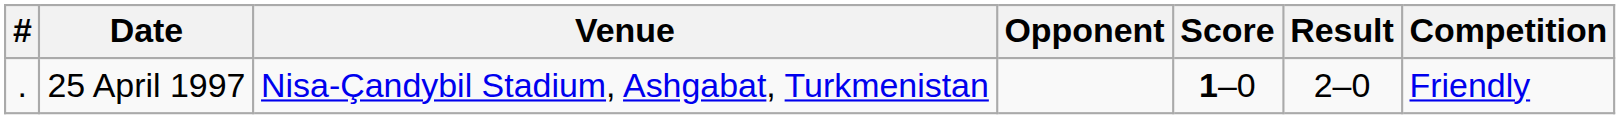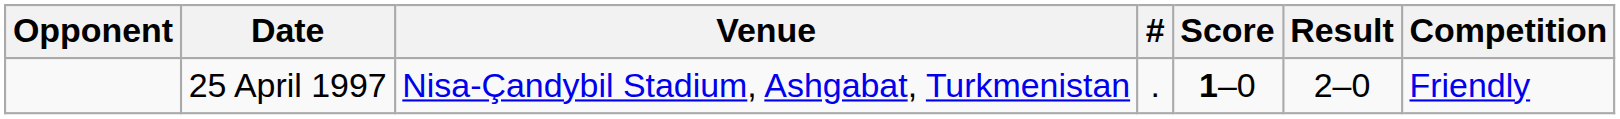columns swapped: (22, 31) <-> (1085, 31)
